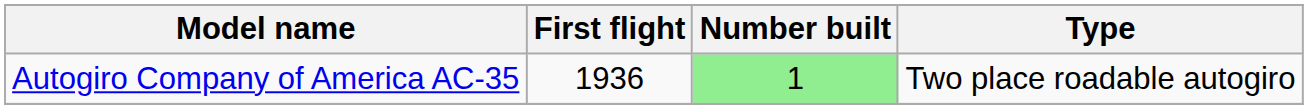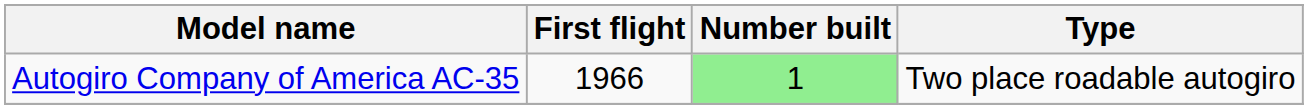(610, 78) 1936 -> (610, 78) 1966
